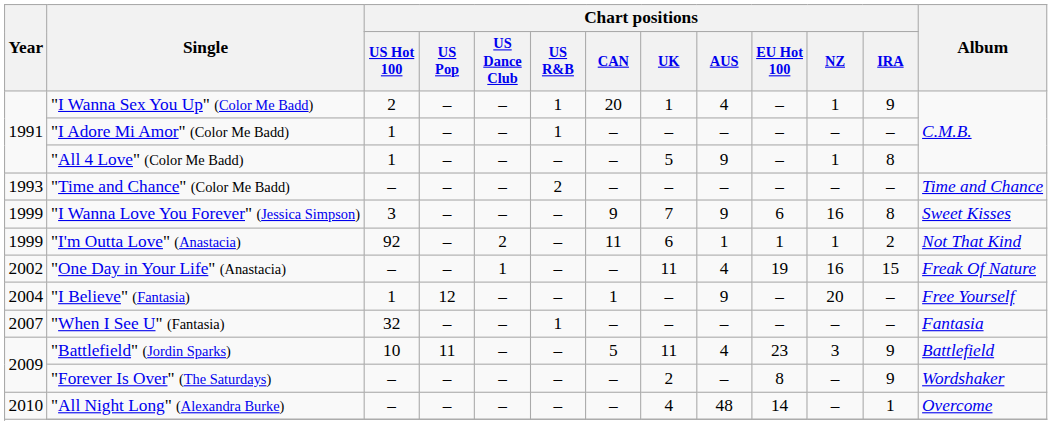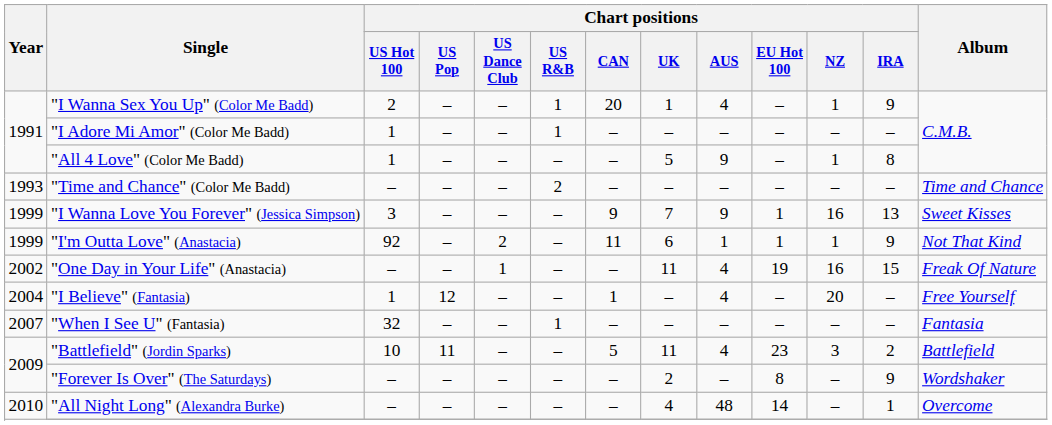(780, 213) 6 -> (780, 213) 1
(890, 213) 8 -> (890, 213) 13
(890, 241) 2 -> (890, 241) 9
(724, 296) 9 -> (724, 296) 4
(890, 350) 9 -> (890, 350) 2
